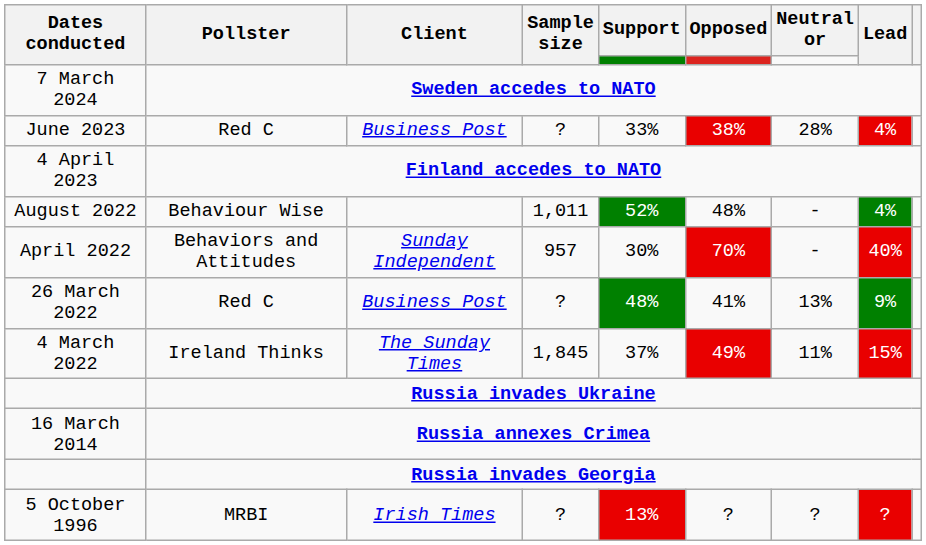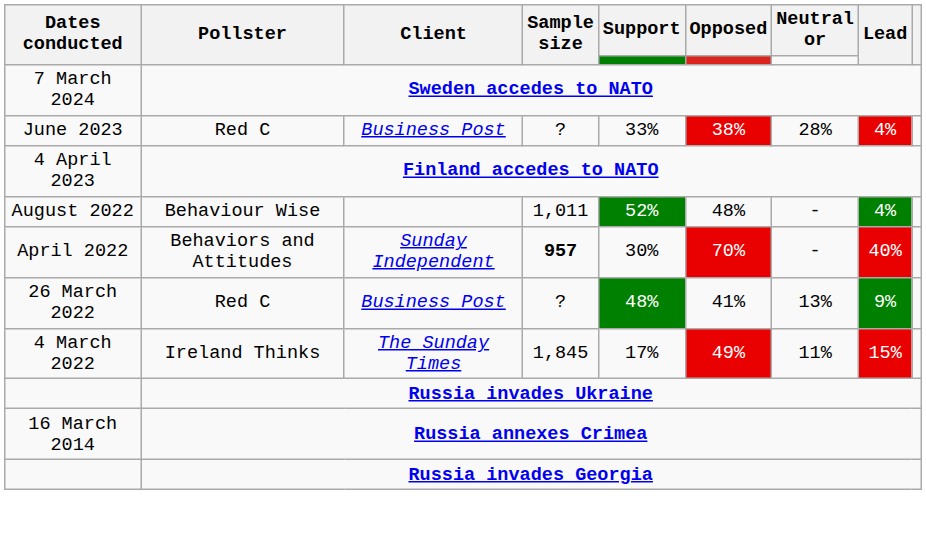(561, 252) normal -> (561, 252) bold
(642, 354) 37% -> (642, 354) 17%
- row: (75, 515)
